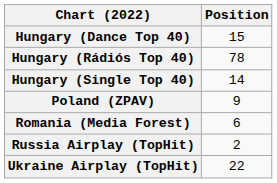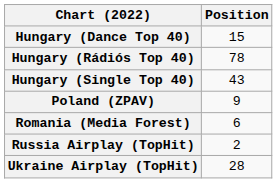(237, 80) 14 -> (237, 80) 43
(237, 167) 22 -> (237, 167) 28
